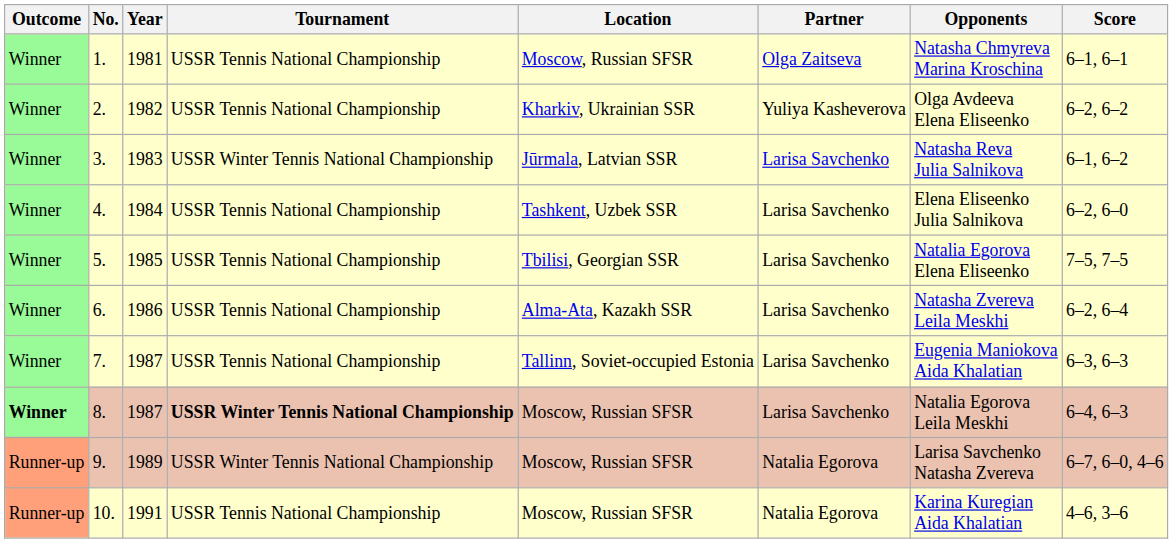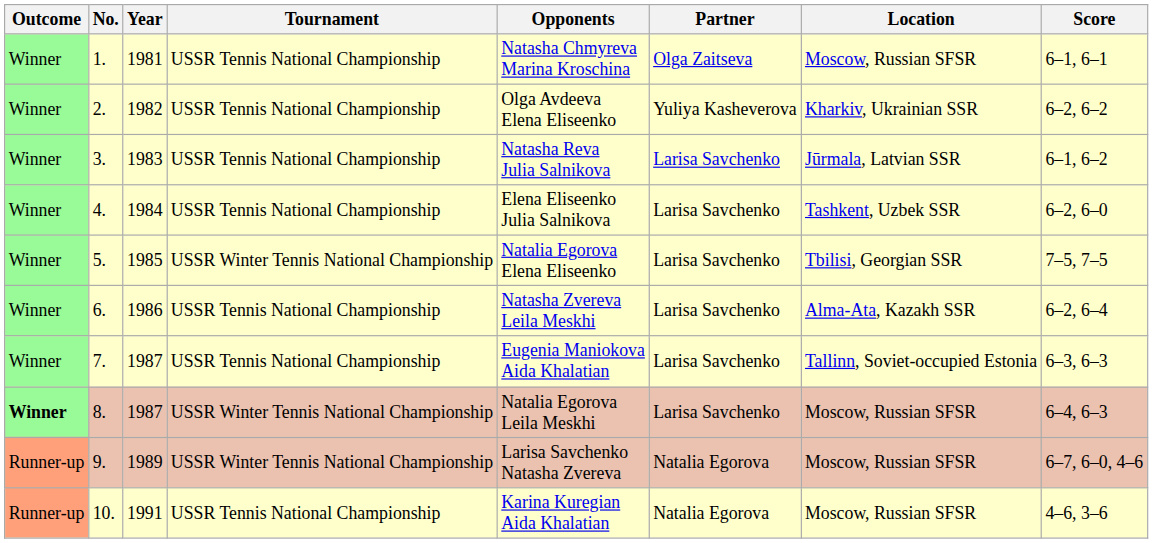columns swapped: (638, 19) <-> (986, 19)
(332, 159) USSR Winter Tennis National Championship -> (306, 159) USSR Tennis National Championship
(306, 260) USSR Tennis National Championship -> (332, 260) USSR Winter Tennis National Championship
(342, 411) bold -> (332, 411) normal
